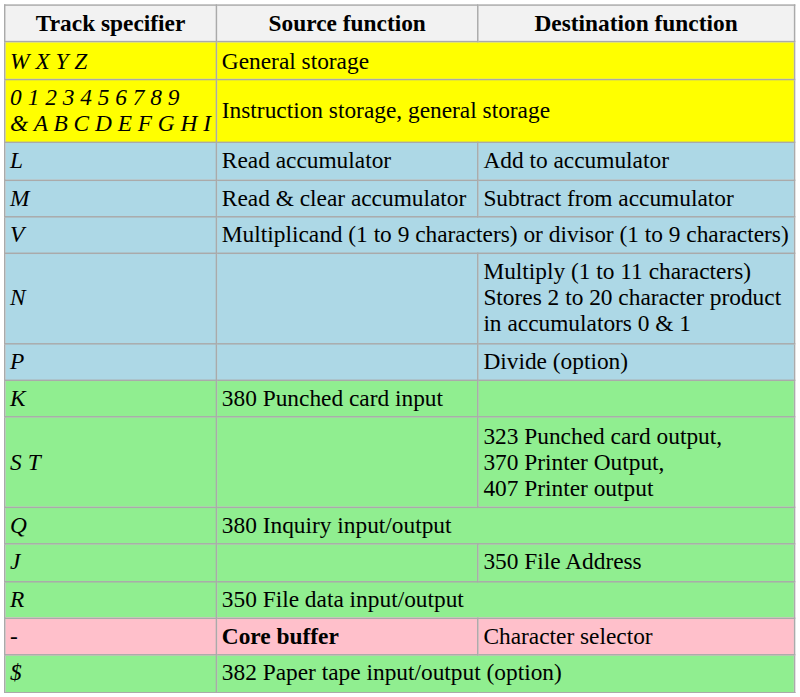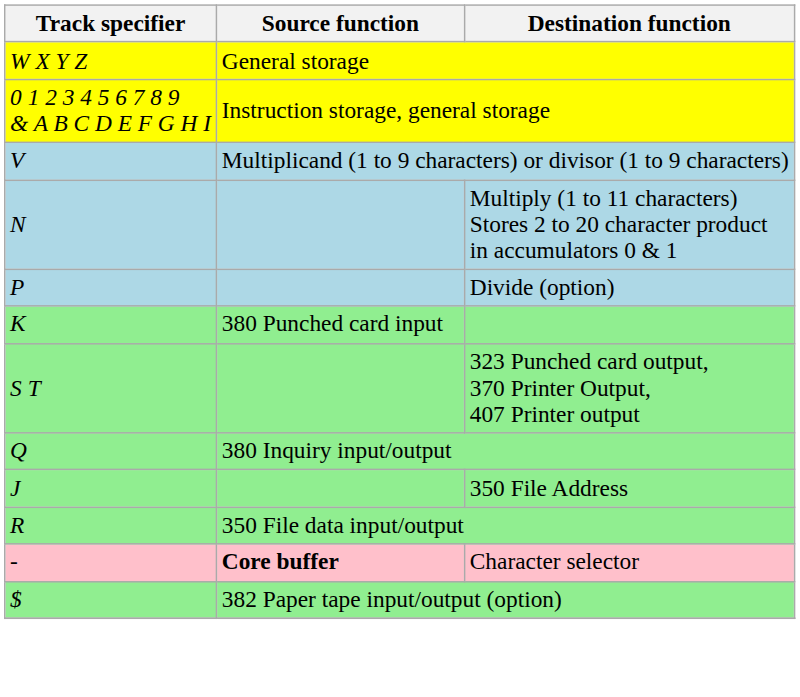- row: (17, 160)
- row: (20, 197)
